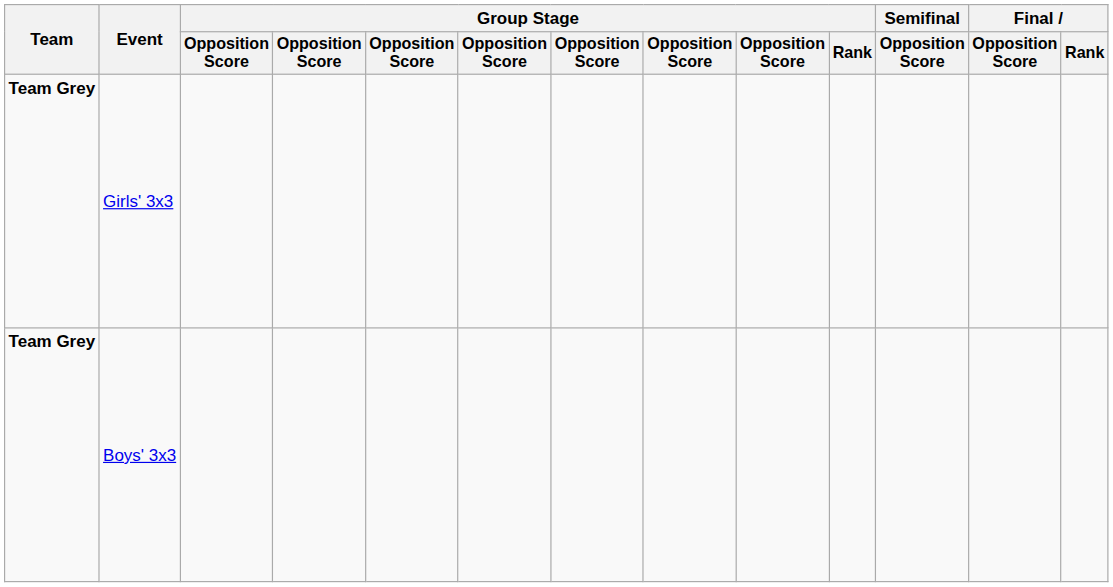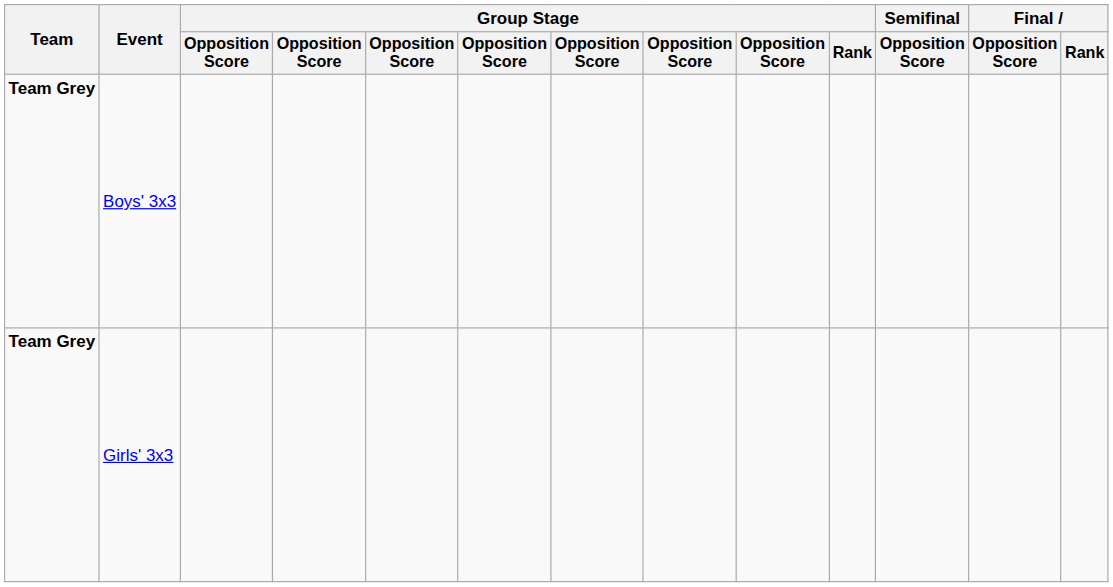rows swapped: (140, 455) <-> (138, 202)
